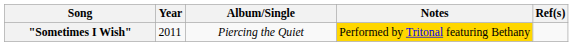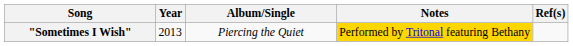(170, 32) 2011 -> (170, 32) 2013
